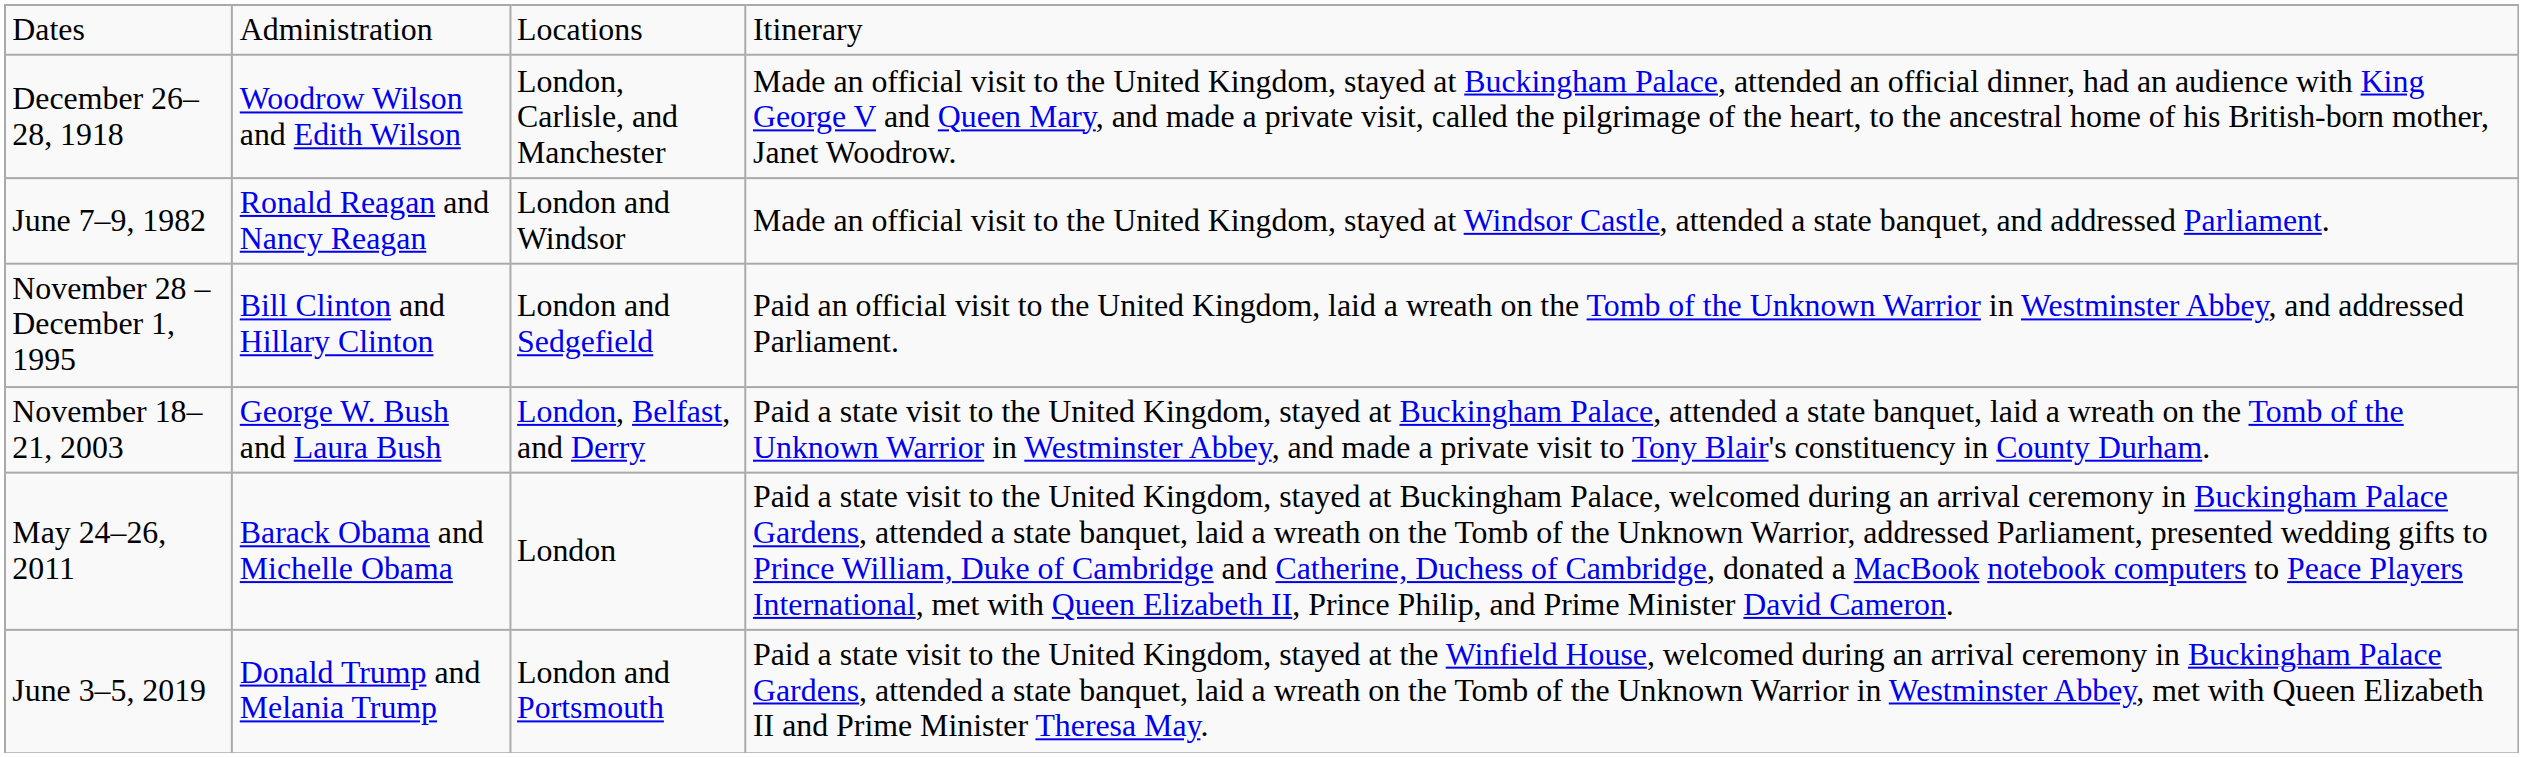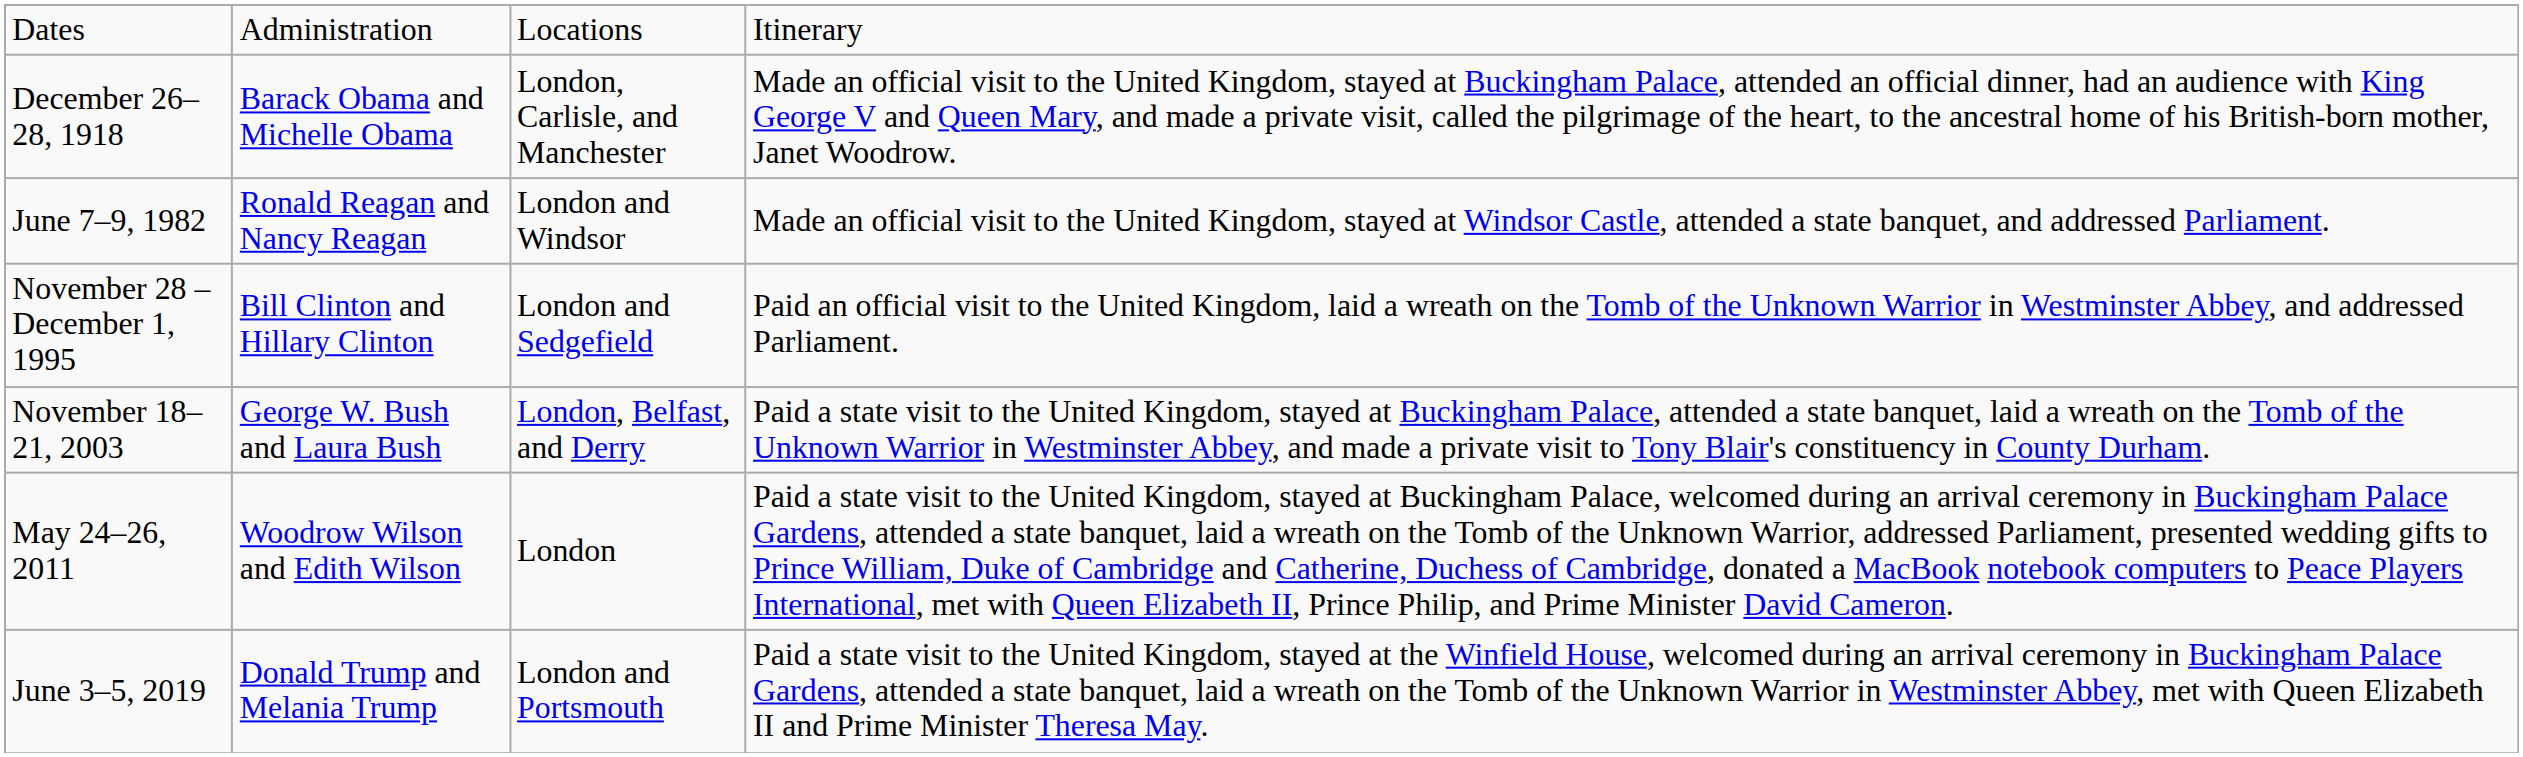(351, 116) Woodrow Wilson and Edith Wilson -> (362, 116) Barack Obama and Michelle Obama
(362, 550) Barack Obama and Michelle Obama -> (351, 550) Woodrow Wilson and Edith Wilson
